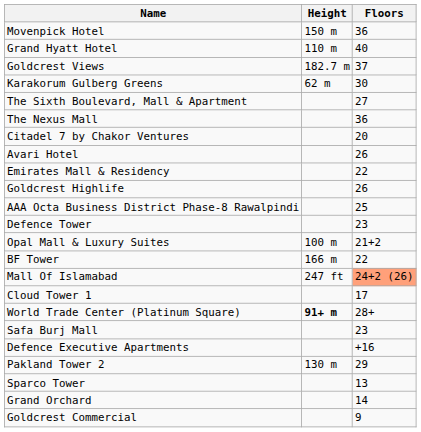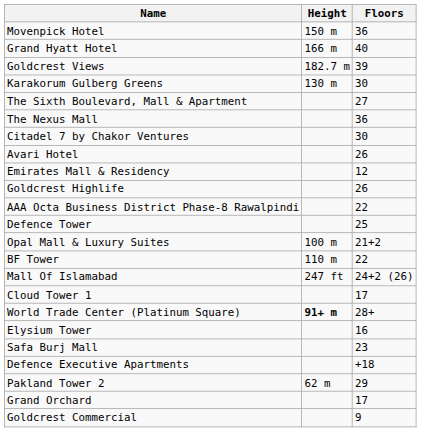(321, 48) 110 m -> (321, 48) 166 m
(362, 66) 37 -> (362, 66) 39
(317, 84) 62 m -> (321, 84) 130 m
(362, 136) 20 -> (362, 136) 30
(362, 171) 22 -> (362, 171) 12
(362, 207) 25 -> (362, 207) 22
(362, 224) 23 -> (362, 224) 25
(321, 259) 166 m -> (321, 259) 110 m
(384, 277) lightsalmon background -> (384, 277) no background
+ row: (49, 330)
(365, 347) +16 -> (365, 365) +18
(321, 365) 130 m -> (317, 383) 62 m
- row: (46, 383)
(362, 400) 14 -> (362, 400) 17
